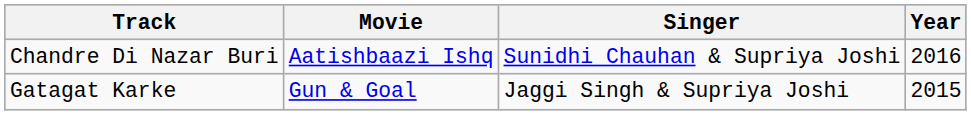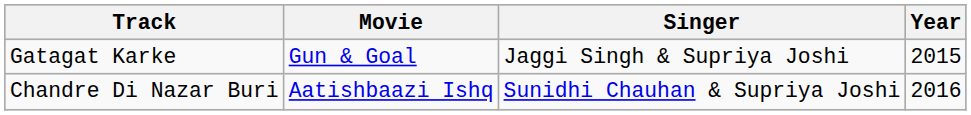rows swapped: (93, 92) <-> (144, 57)
